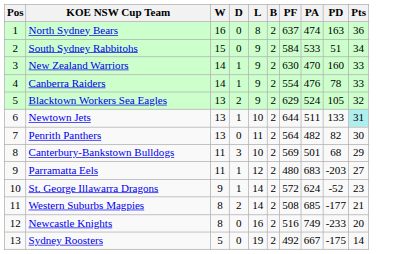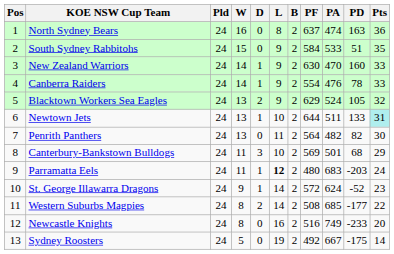+ column: (221, 13)
(359, 48) 34 -> (380, 48) 35
(258, 170) normal -> (279, 170) bold
(359, 170) 27 -> (380, 170) 24
(359, 205) 21 -> (380, 205) 22
